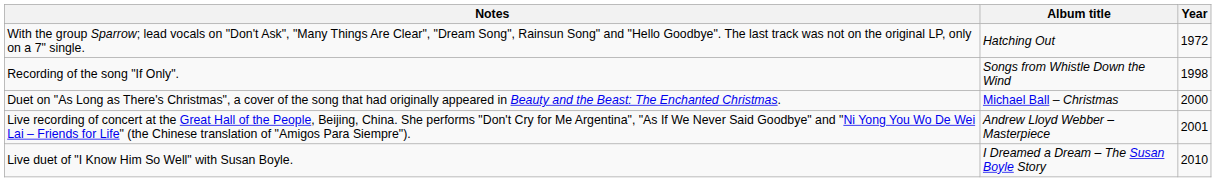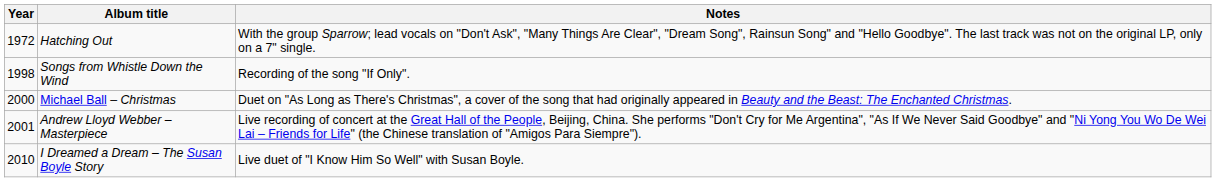columns swapped: (1194, 14) <-> (492, 14)
